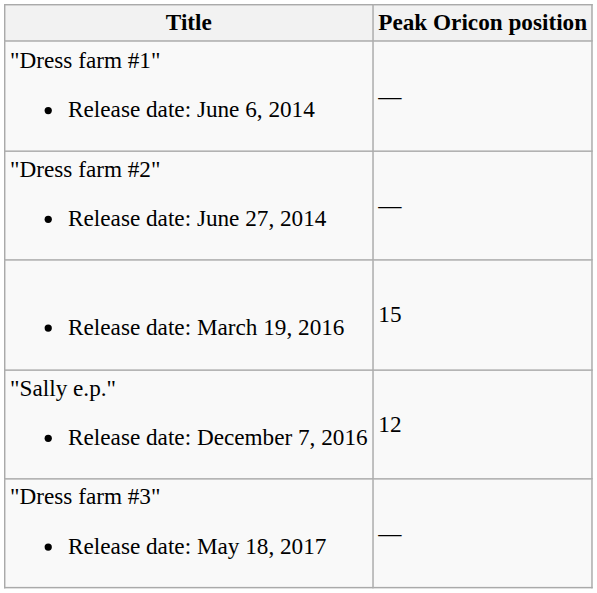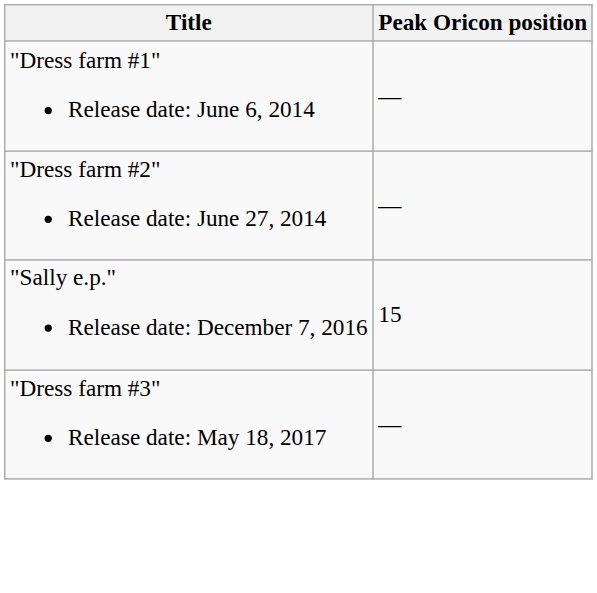- row: (189, 328)
(390, 423) 12 -> (390, 314) 15
